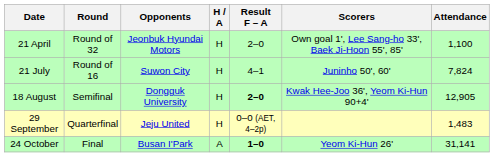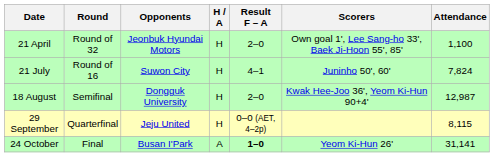(256, 97) bold -> (256, 97) normal
(460, 97) 12,905 -> (460, 97) 12,987
(460, 123) 1,483 -> (460, 123) 8,115
